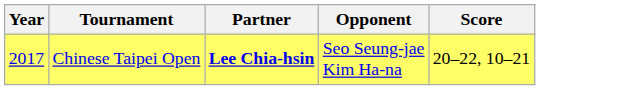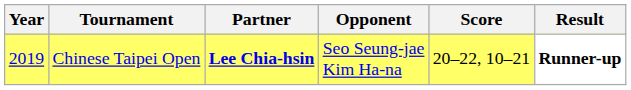+ column: (580, 19)
(26, 59) 2017 -> (26, 59) 2019
